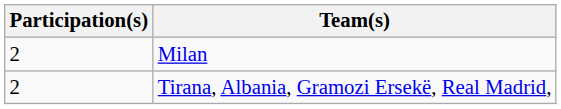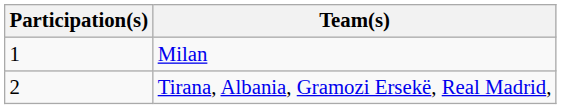(15, 53) 2 -> (15, 53) 1
